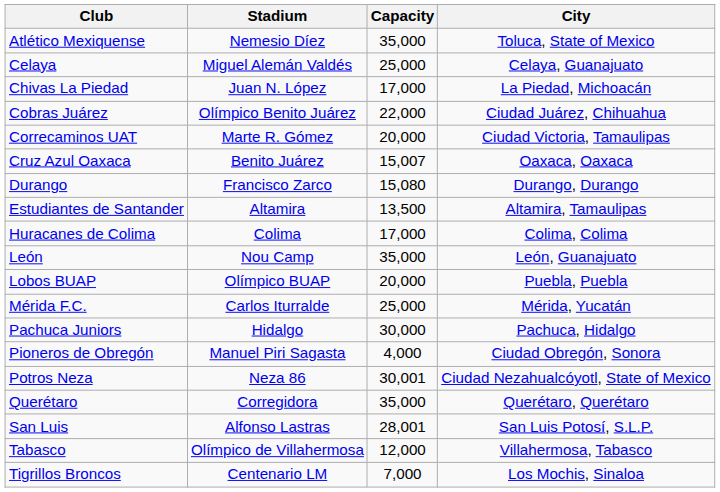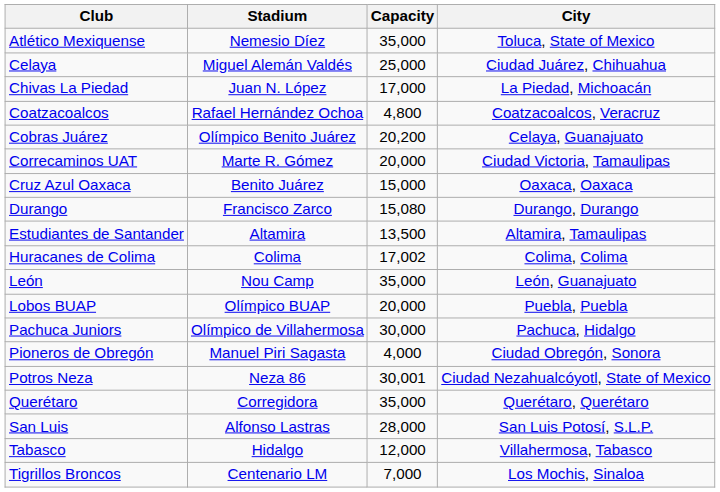(576, 64) Celaya, Guanajuato -> (576, 64) Ciudad Juárez, Chihuahua
+ row: (59, 112)
(403, 112) 22,000 -> (403, 137) 20,200
(576, 112) Ciudad Juárez, Chihuahua -> (576, 137) Celaya, Guanajuato
(403, 161) 15,007 -> (403, 185) 15,000
(403, 233) 17,000 -> (403, 257) 17,002
- row: (48, 305)
(277, 329) Hidalgo -> (277, 329) Olímpico de Villahermosa
(403, 426) 28,001 -> (403, 426) 28,000
(277, 450) Olímpico de Villahermosa -> (277, 450) Hidalgo
